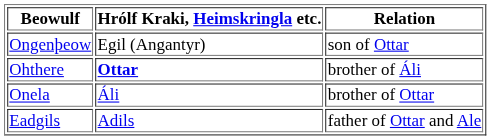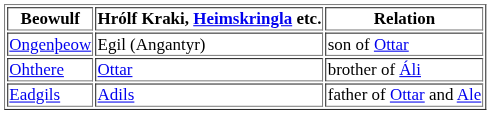(118, 69) bold -> (115, 69) normal
- row: (30, 95)
